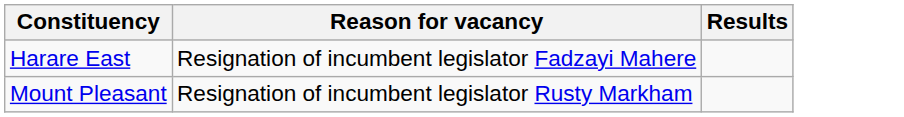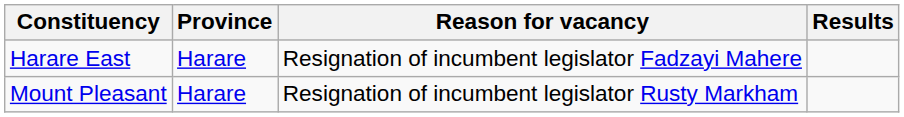+ column: (225, 22)
